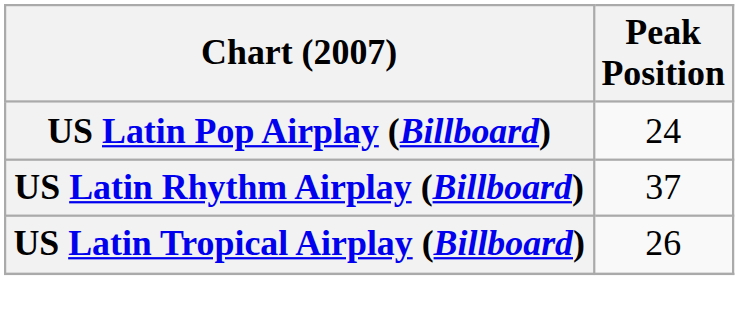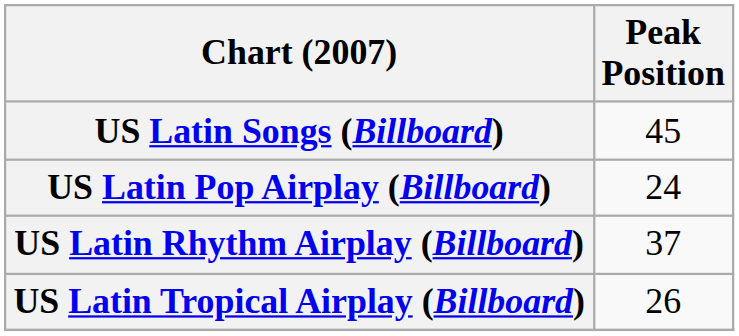+ row: (299, 130)
